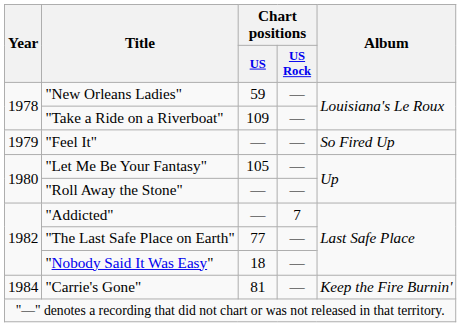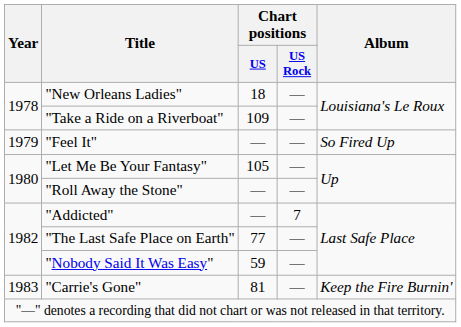(258, 94) 59 -> (258, 94) 18
(258, 262) 18 -> (258, 262) 59
(23, 287) 1984 -> (23, 287) 1983
